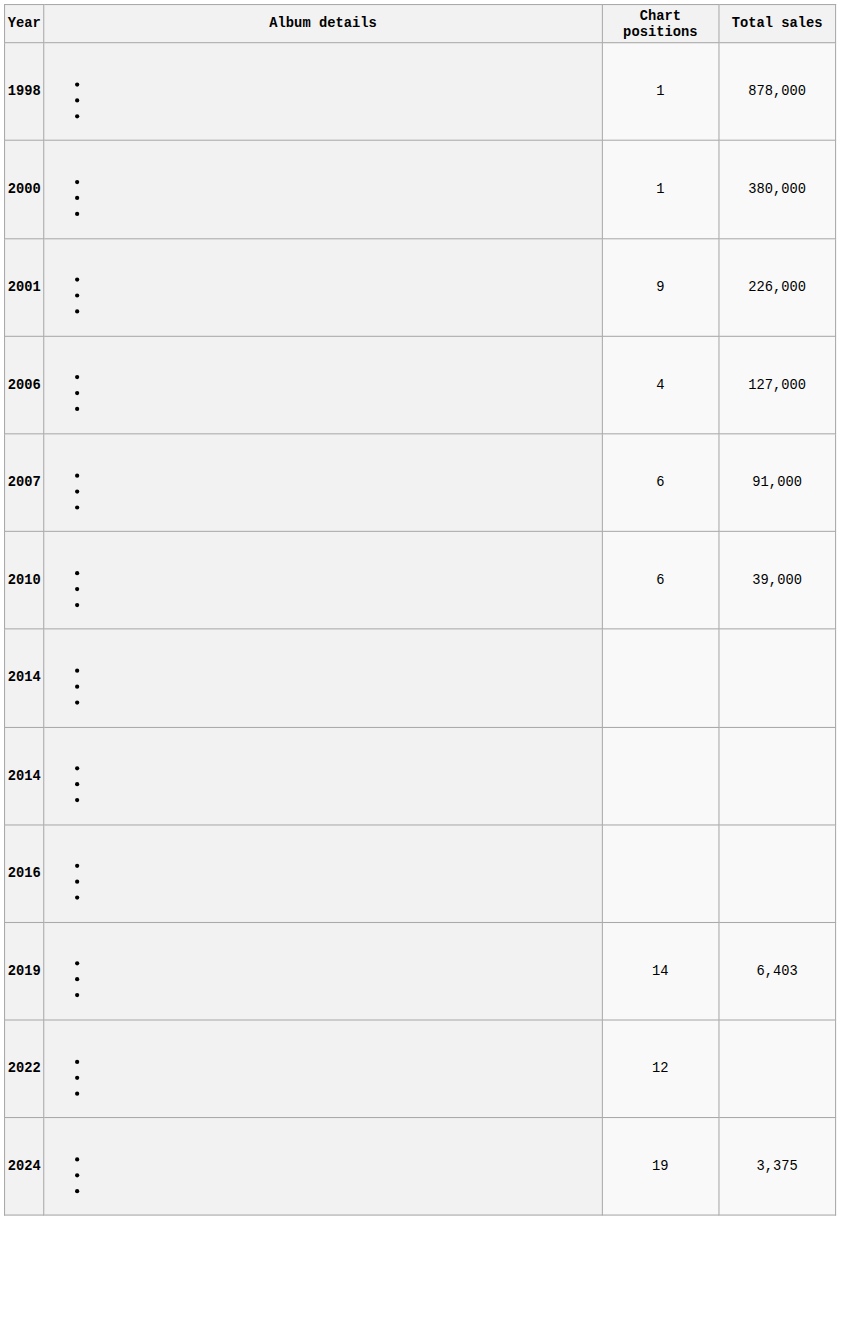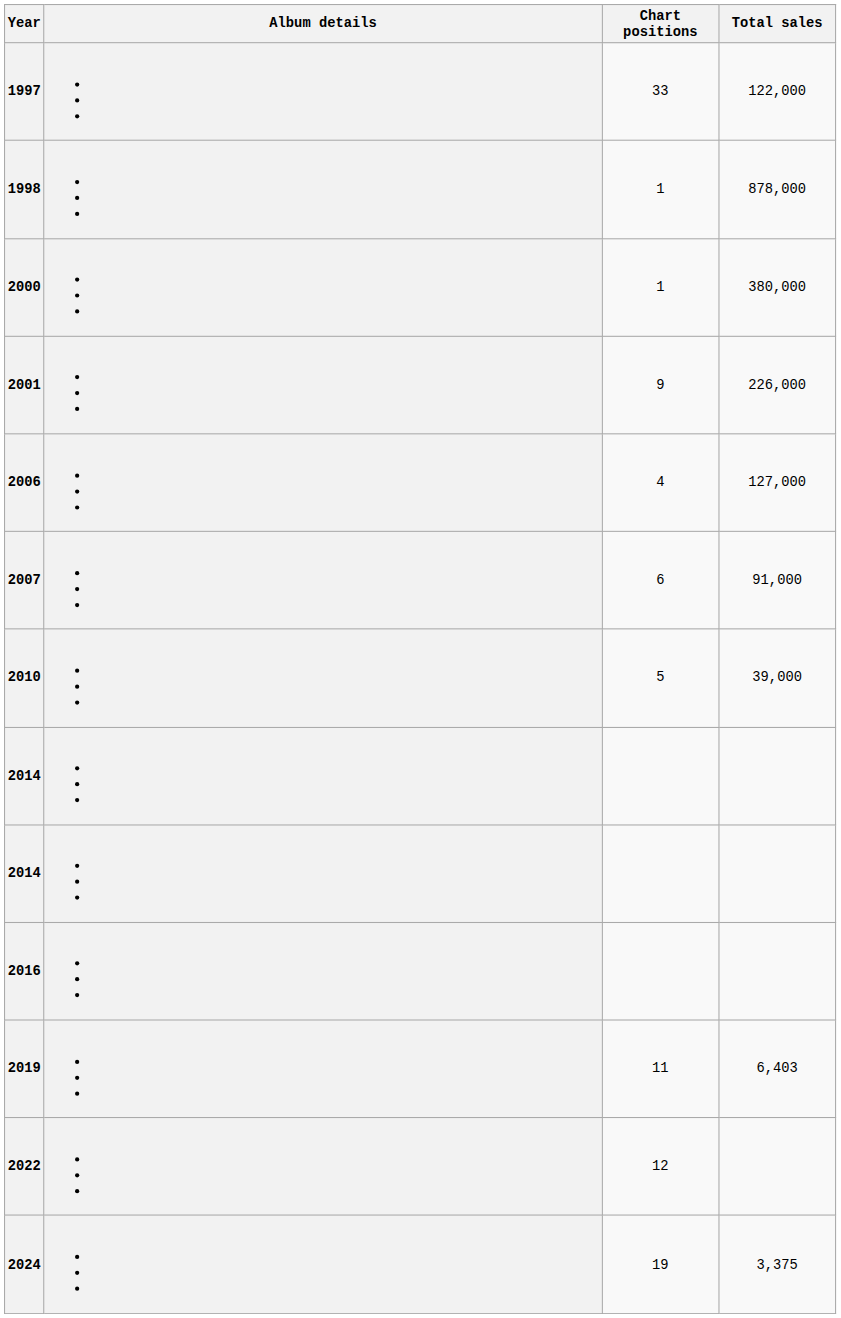+ row: (24, 92)
(660, 580) 6 -> (660, 678) 5
(660, 971) 14 -> (660, 1069) 11
